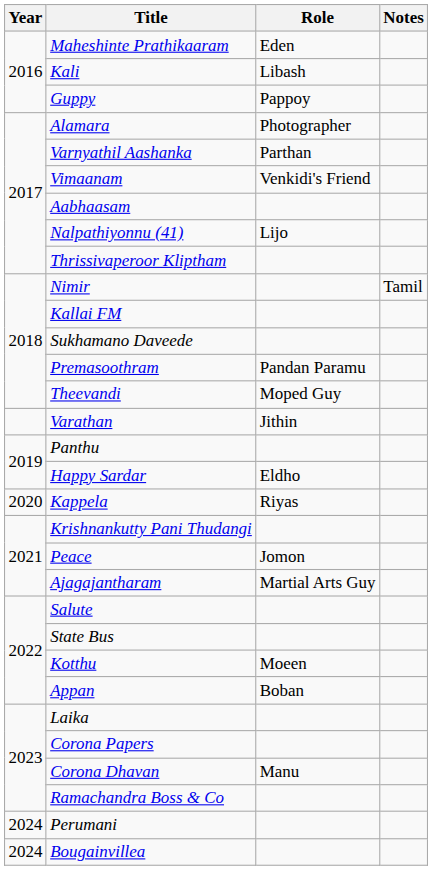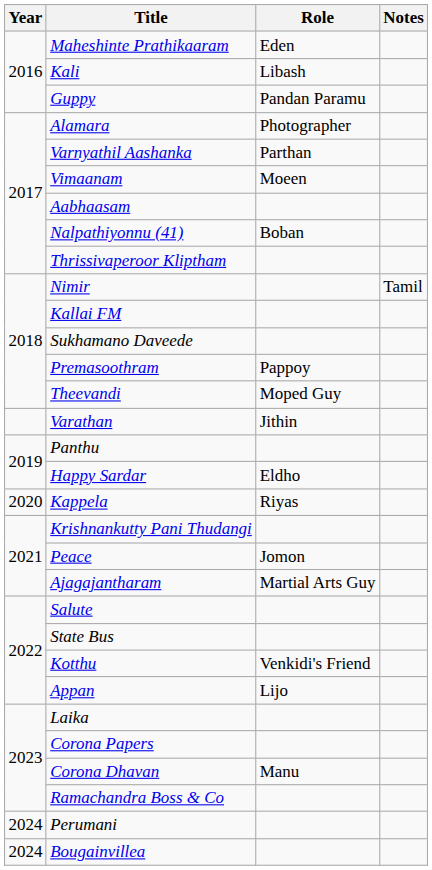(285, 98) Pappoy -> (313, 98) Pandan Paramu
(315, 179) Venkidi's Friend -> (283, 179) Moeen
(274, 233) Lijo -> (282, 233) Boban
(313, 367) Pandan Paramu -> (285, 367) Pappoy
(283, 663) Moeen -> (315, 663) Venkidi's Friend
(282, 690) Boban -> (274, 690) Lijo
